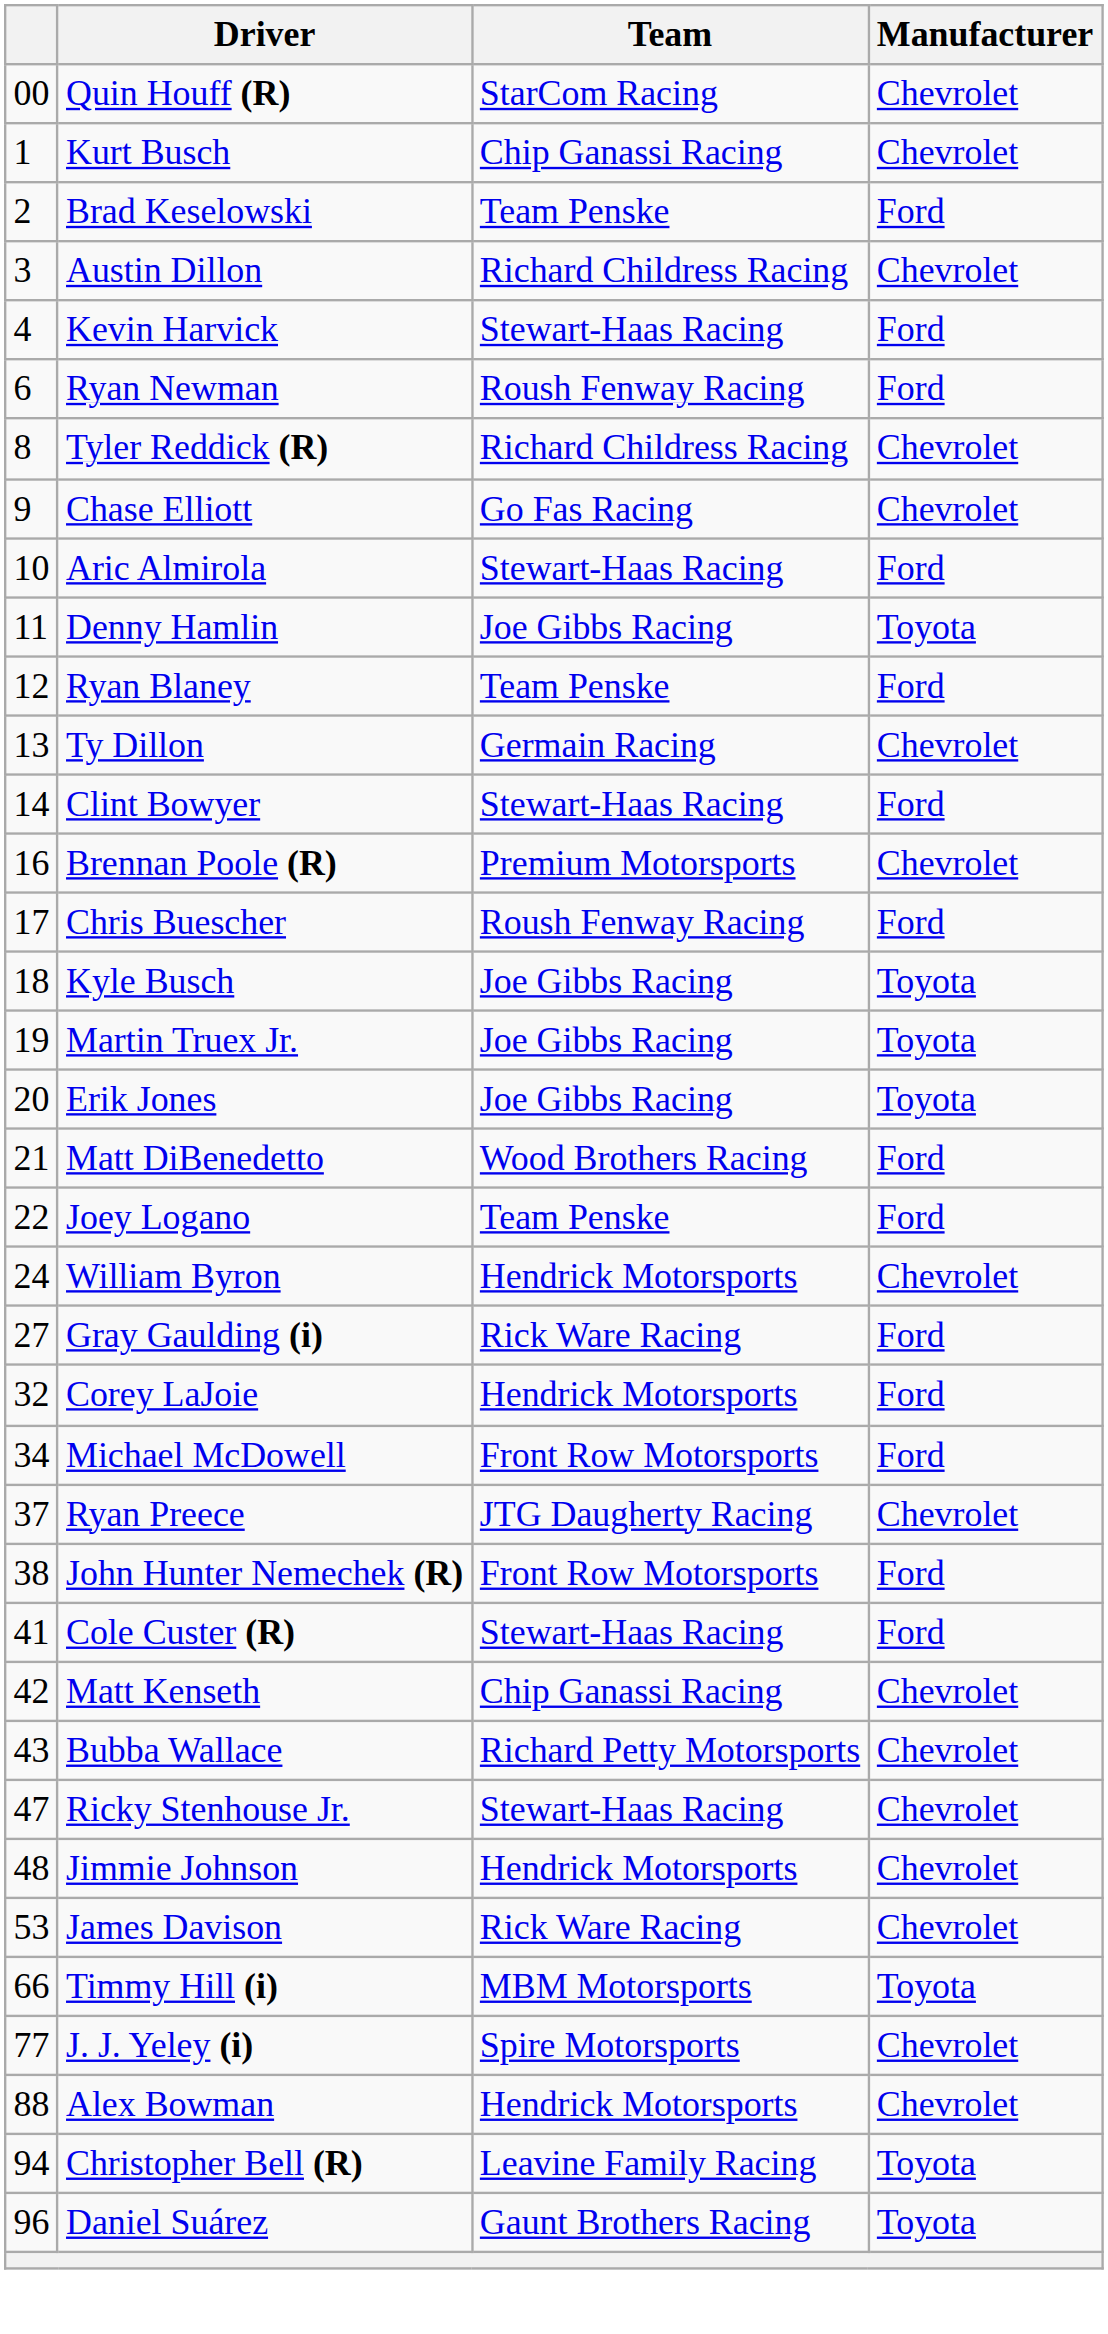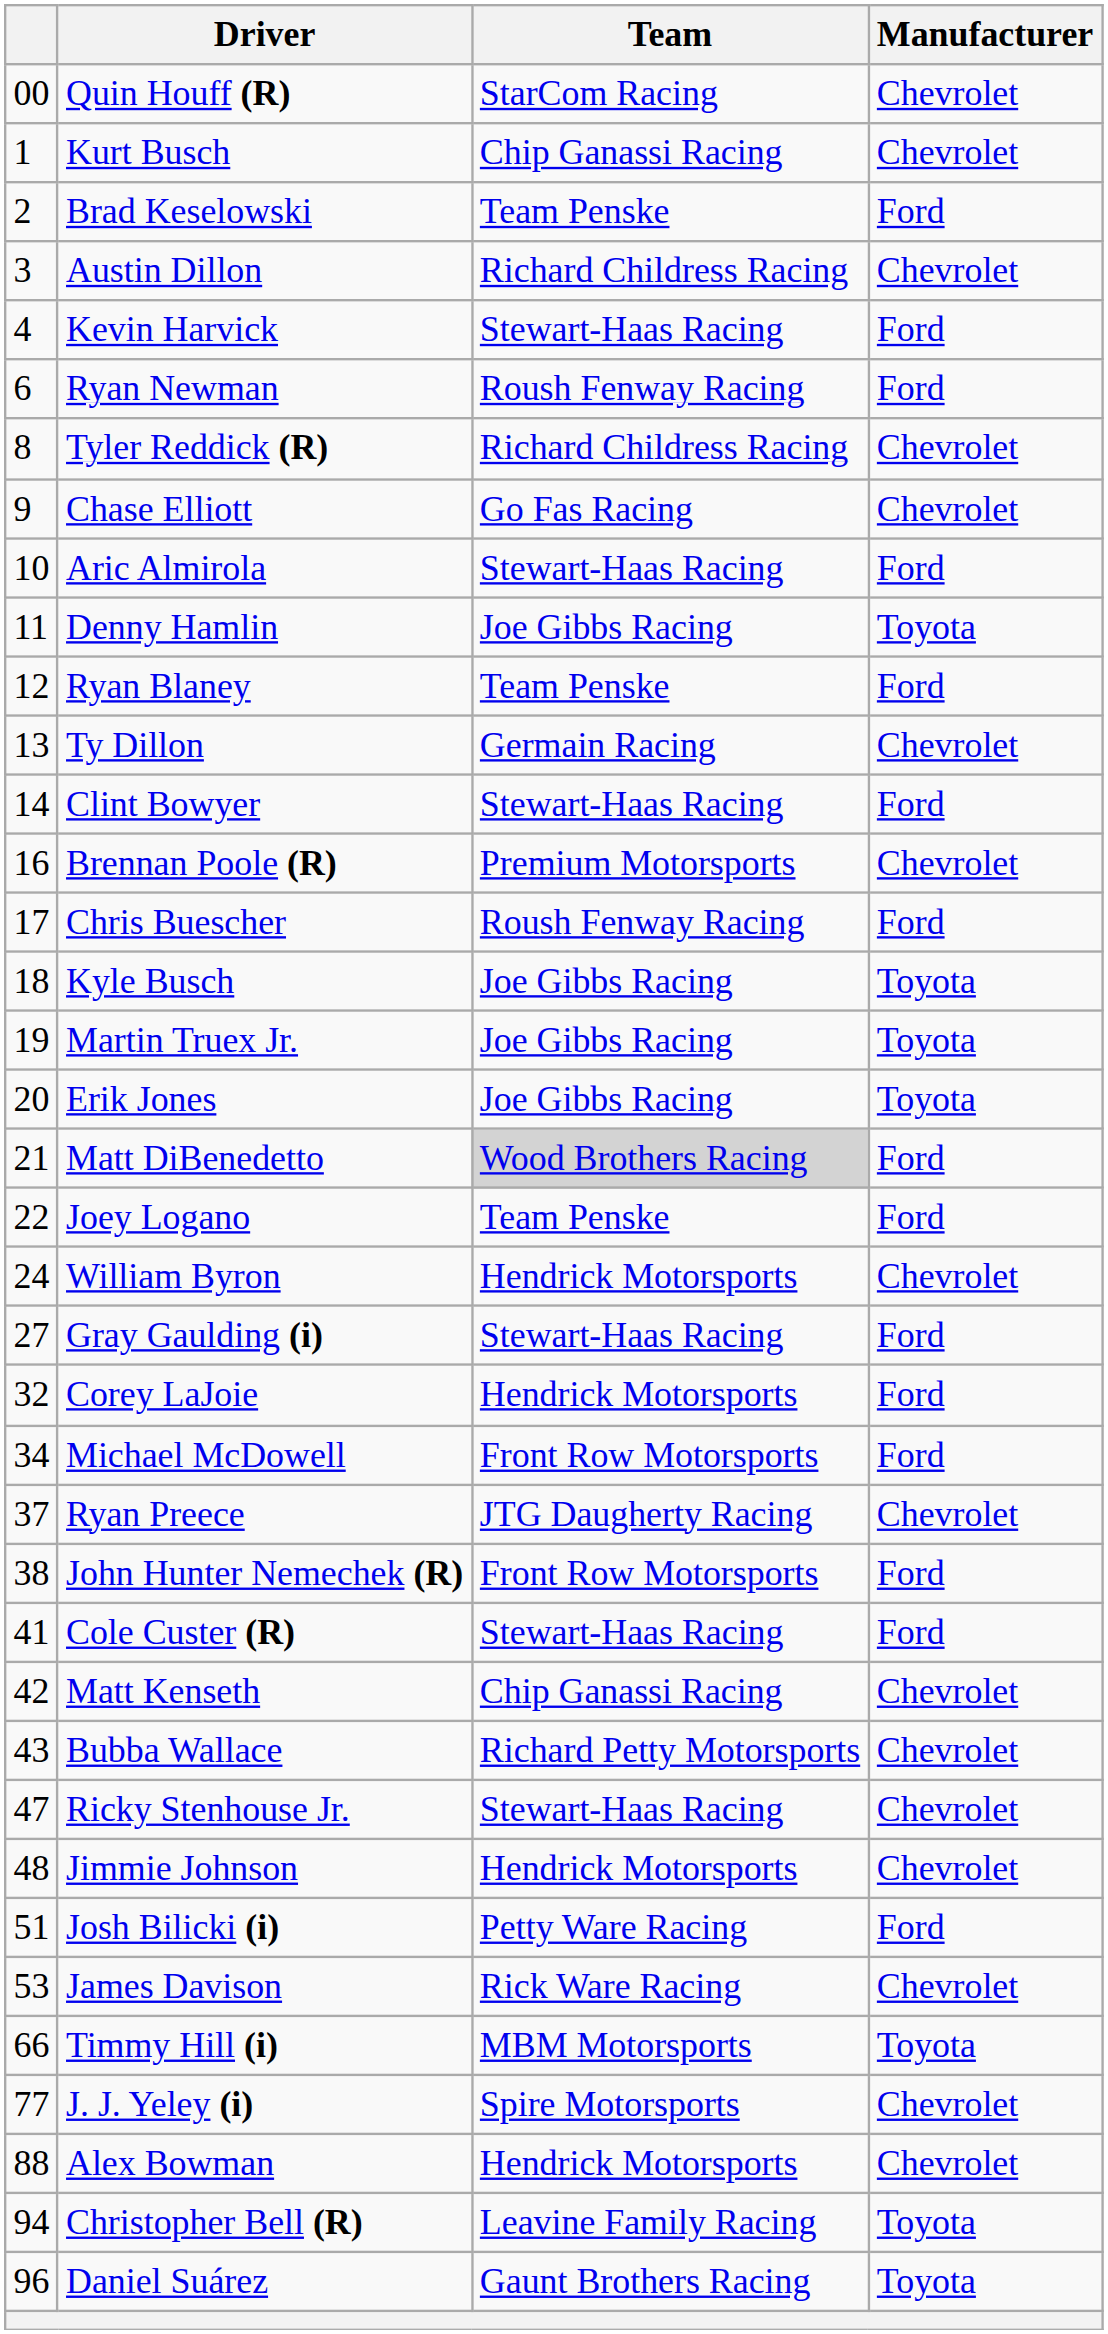(644, 1158) no background -> (644, 1158) lightgrey background
(610, 1335) Rick Ware Racing -> (632, 1335) Stewart-Haas Racing
+ row: (173, 1926)
